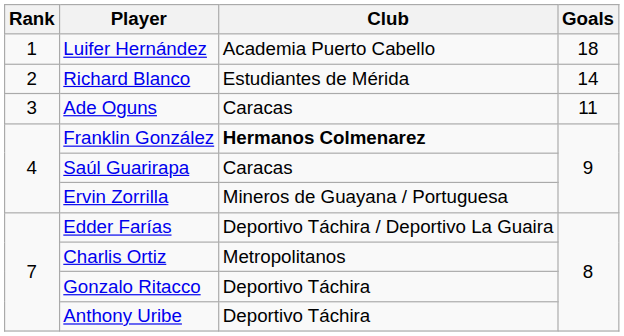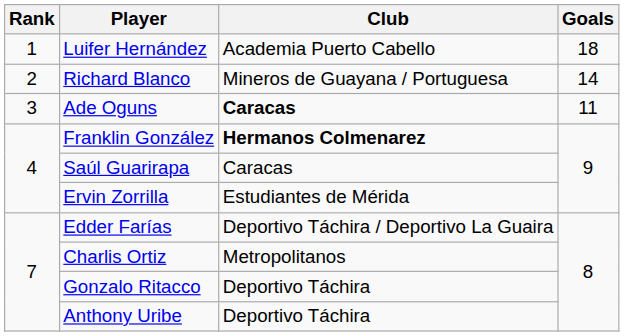(316, 78) Estudiantes de Mérida -> (365, 78) Mineros de Guayana / Portuguesa
(258, 108) normal -> (259, 108) bold
(365, 197) Mineros de Guayana / Portuguesa -> (316, 197) Estudiantes de Mérida
